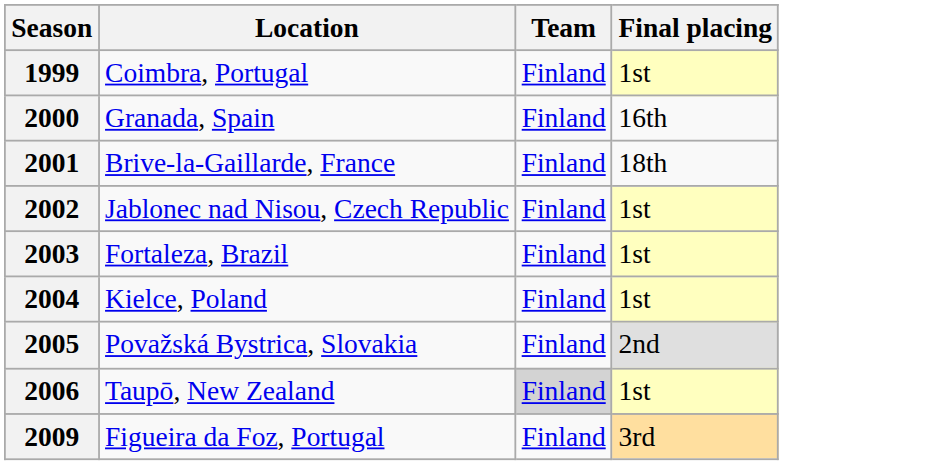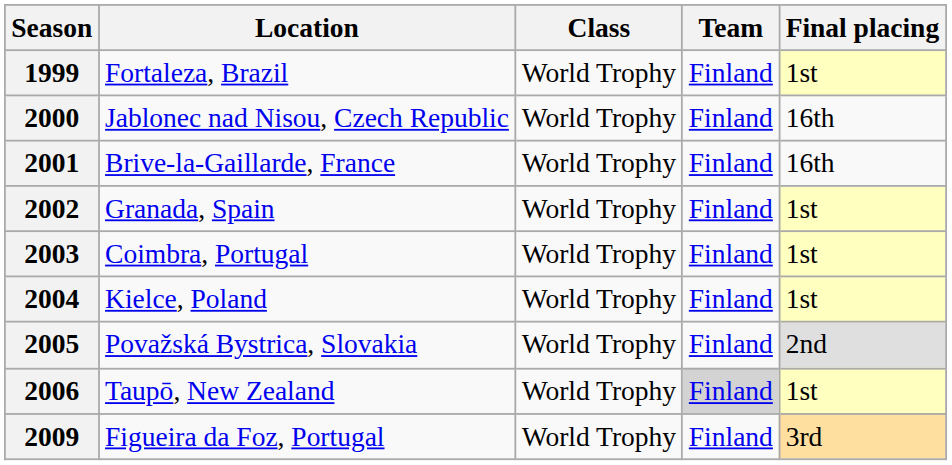+ column: (599, 27)
(207, 72) Coimbra, Portugal -> (197, 72) Fortaleza, Brazil
(190, 118) Granada, Spain -> (307, 118) Jablonec nad Nisou, Czech Republic
(643, 163) 18th -> (810, 163) 16th
(307, 208) Jablonec nad Nisou, Czech Republic -> (190, 208) Granada, Spain
(197, 254) Fortaleza, Brazil -> (207, 254) Coimbra, Portugal
